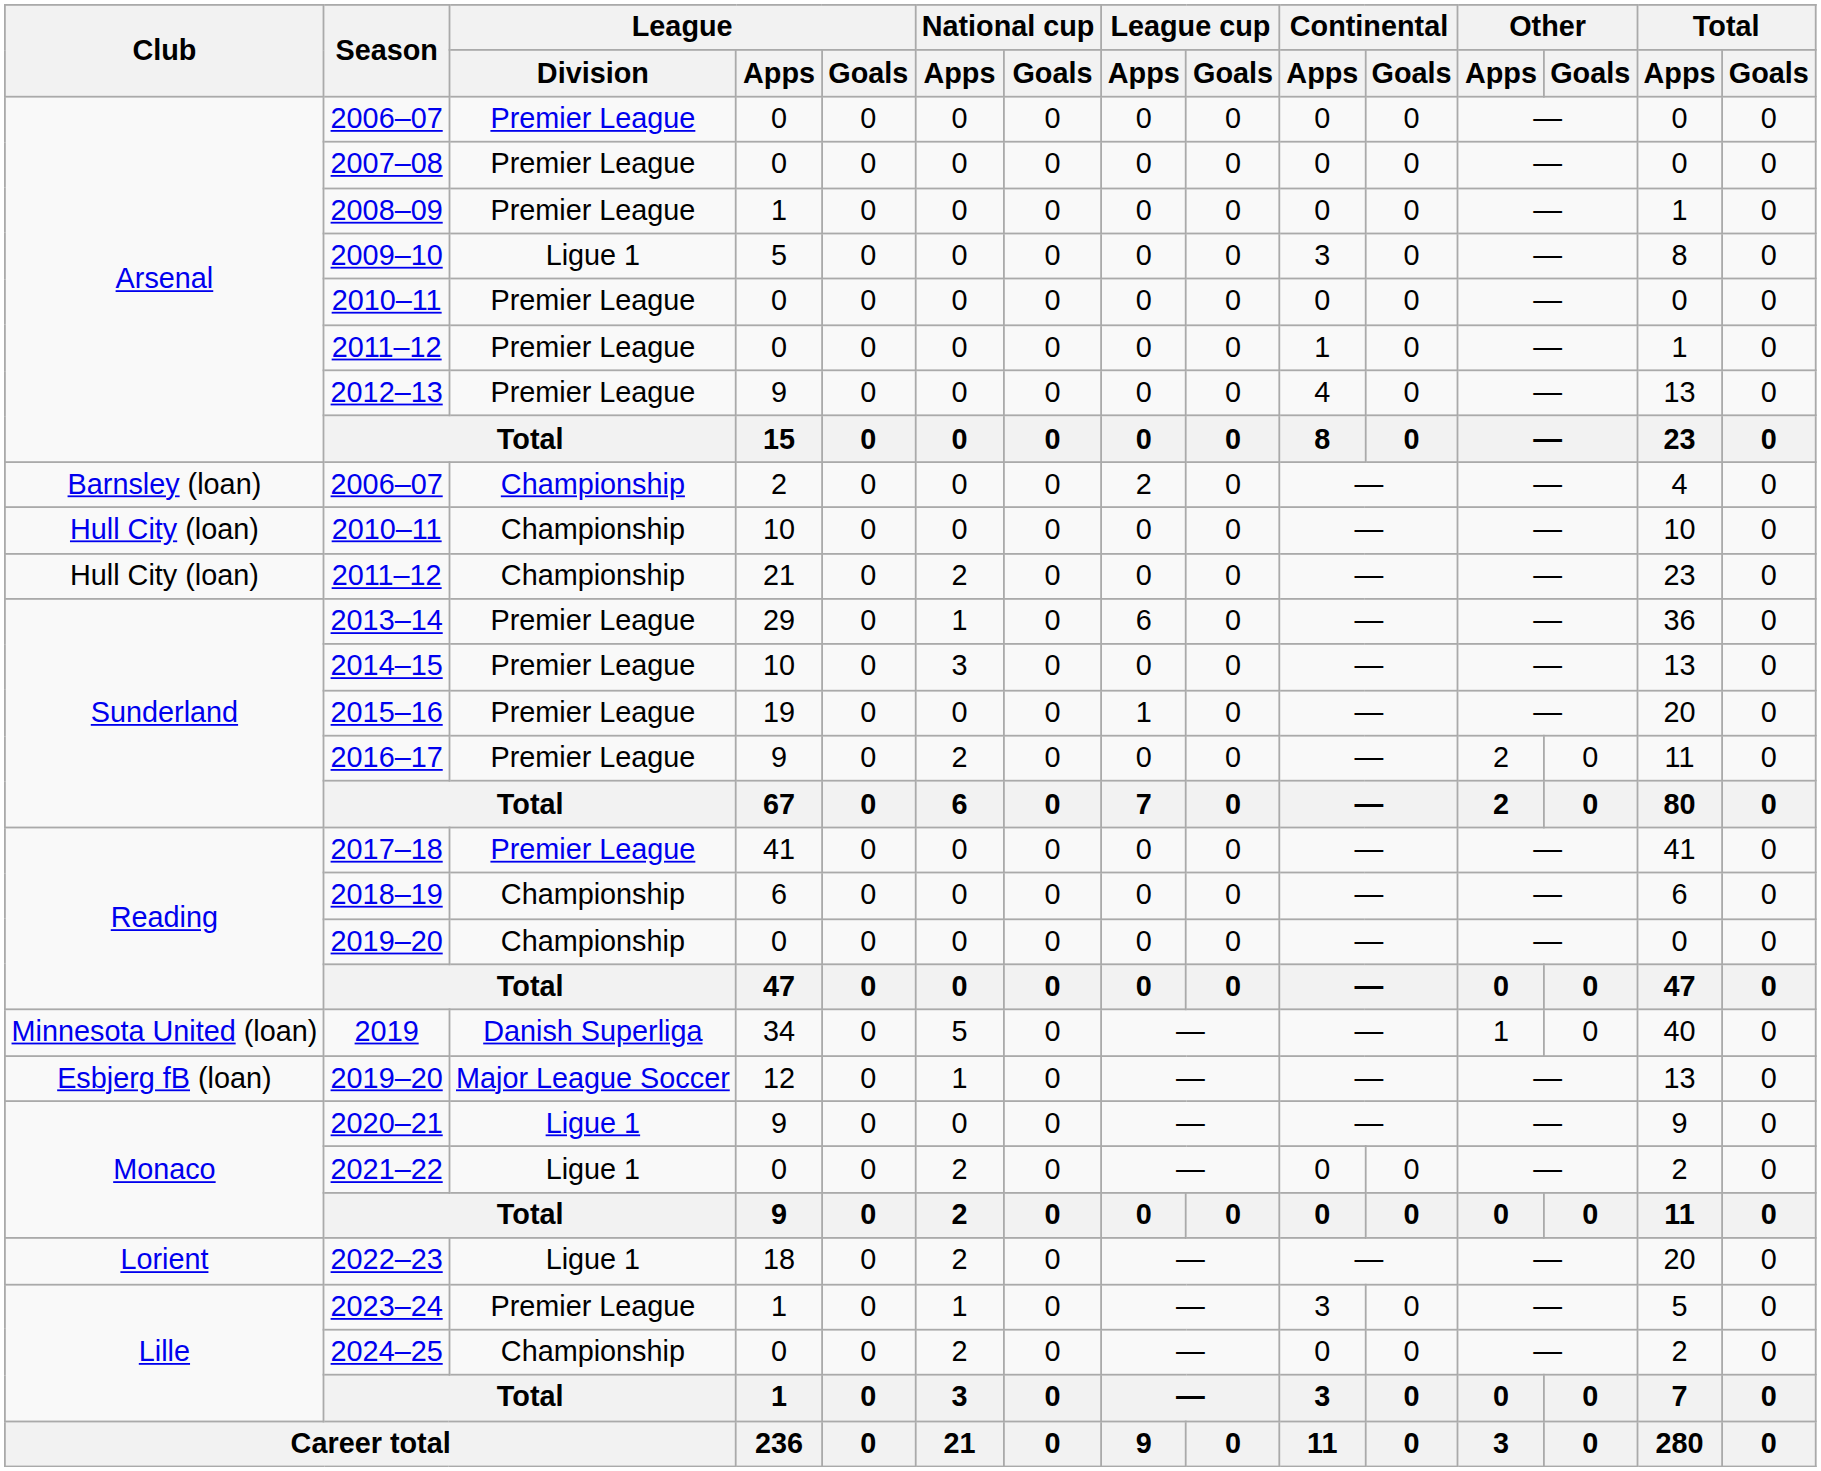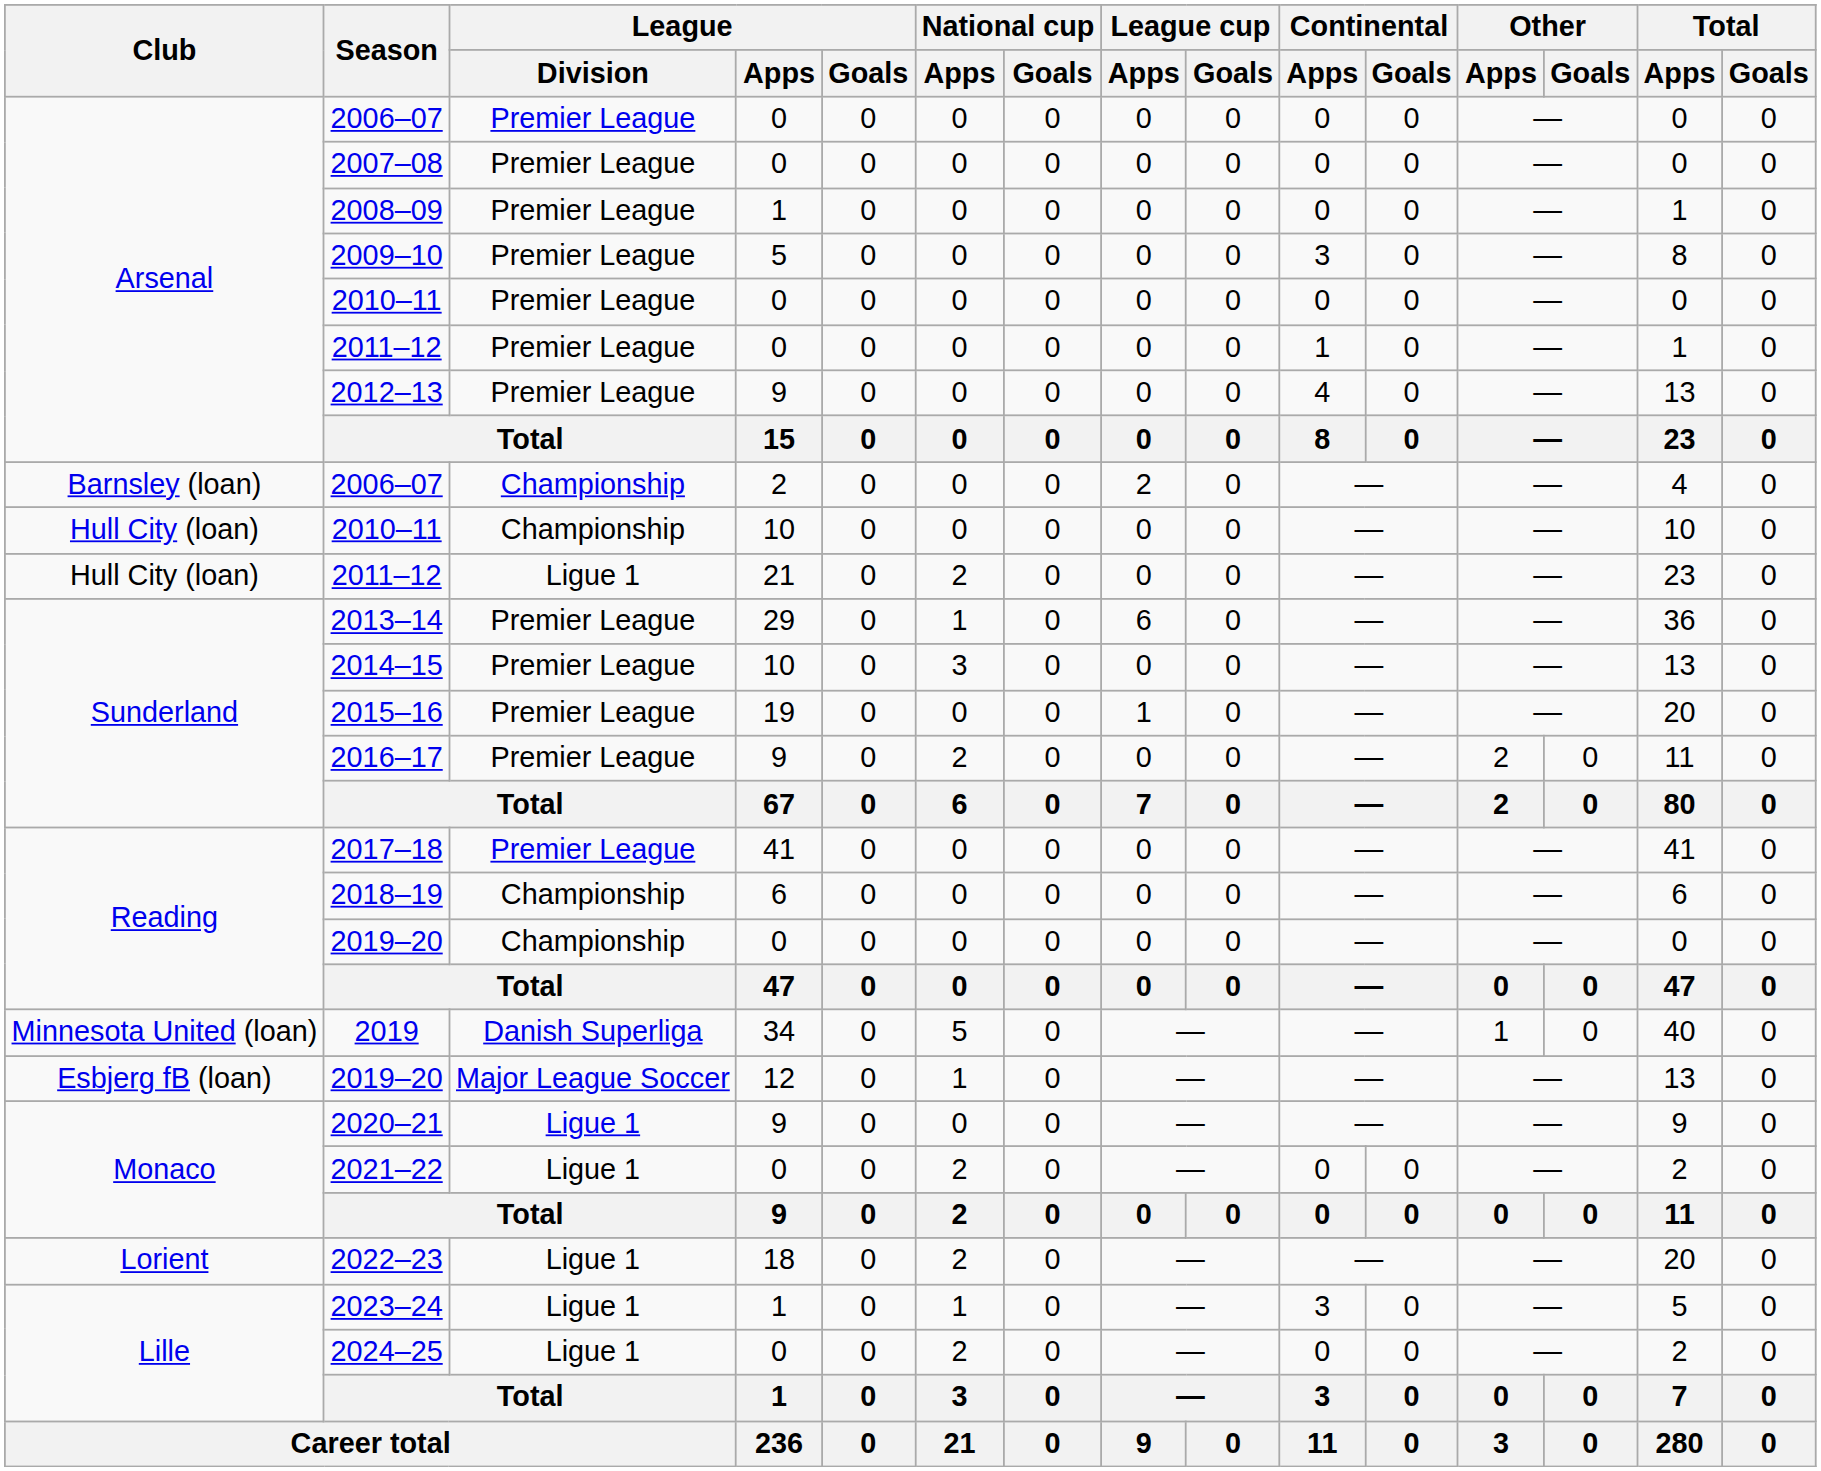(593, 255) Ligue 1 -> (593, 255) Premier League
(593, 575) Championship -> (593, 575) Ligue 1
(593, 1306) Premier League -> (593, 1306) Ligue 1
(593, 1351) Championship -> (593, 1351) Ligue 1
